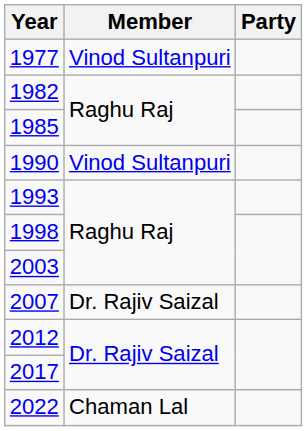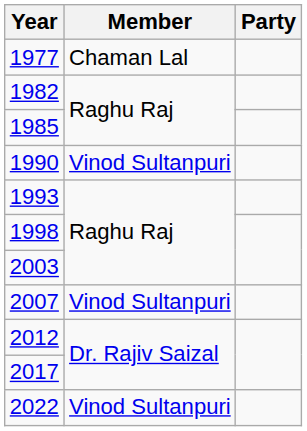(150, 57) Vinod Sultanpuri -> (129, 57) Chaman Lal
(144, 302) Dr. Rajiv Saizal -> (150, 302) Vinod Sultanpuri
(129, 407) Chaman Lal -> (150, 407) Vinod Sultanpuri
